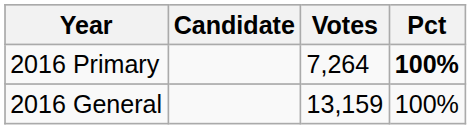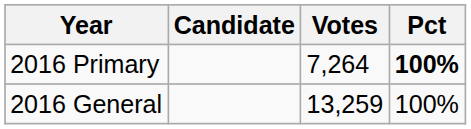(345, 104) 13,159 -> (345, 104) 13,259
